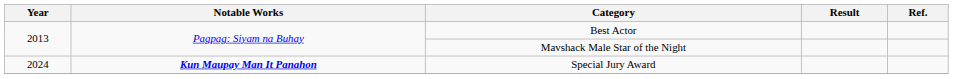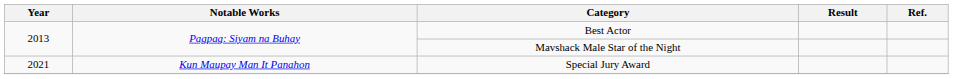(38, 64) 2024 -> (38, 64) 2021
(248, 64) bold -> (245, 64) normal
